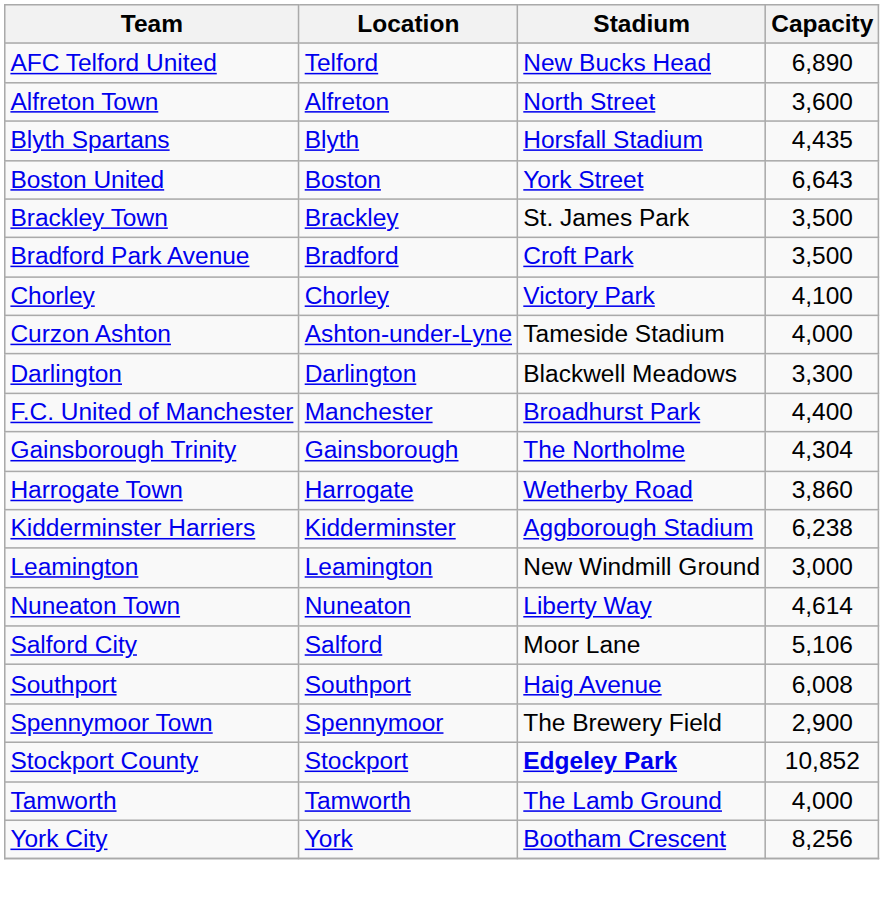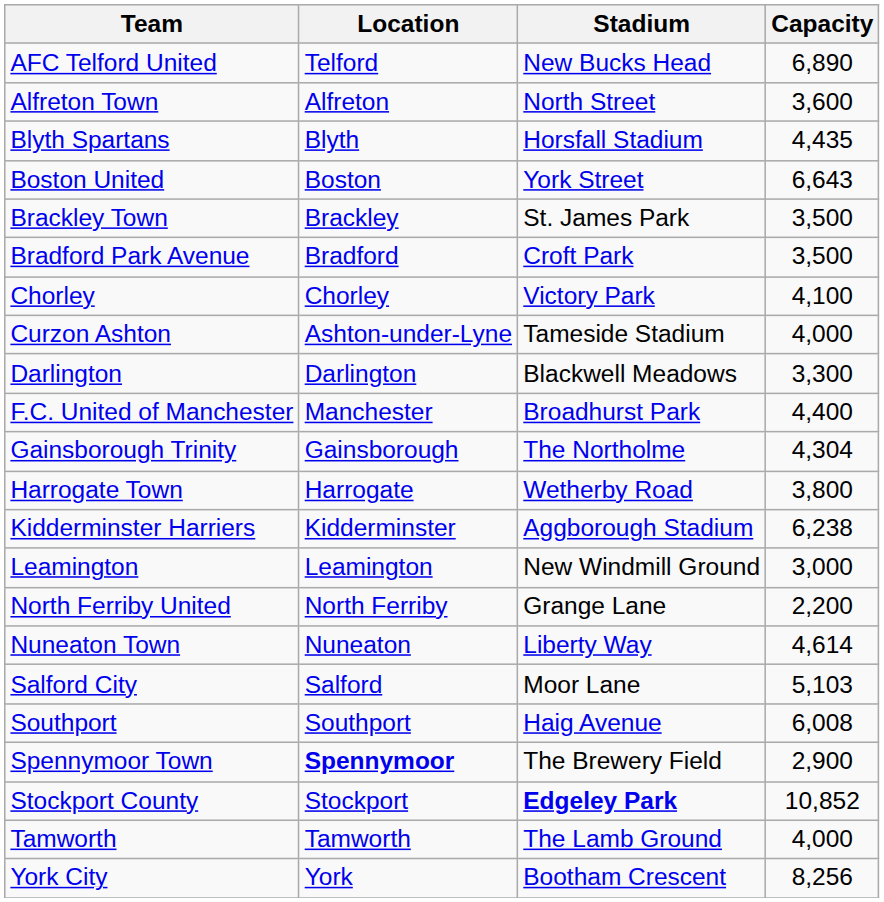(822, 489) 3,860 -> (822, 489) 3,800
+ row: (121, 606)
(822, 645) 5,106 -> (822, 683) 5,103
(374, 722) normal -> (380, 761) bold
